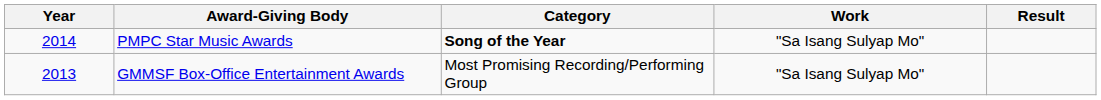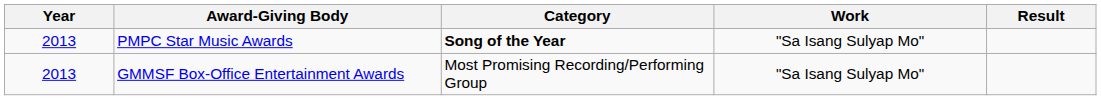(59, 41) 2014 -> (59, 41) 2013
